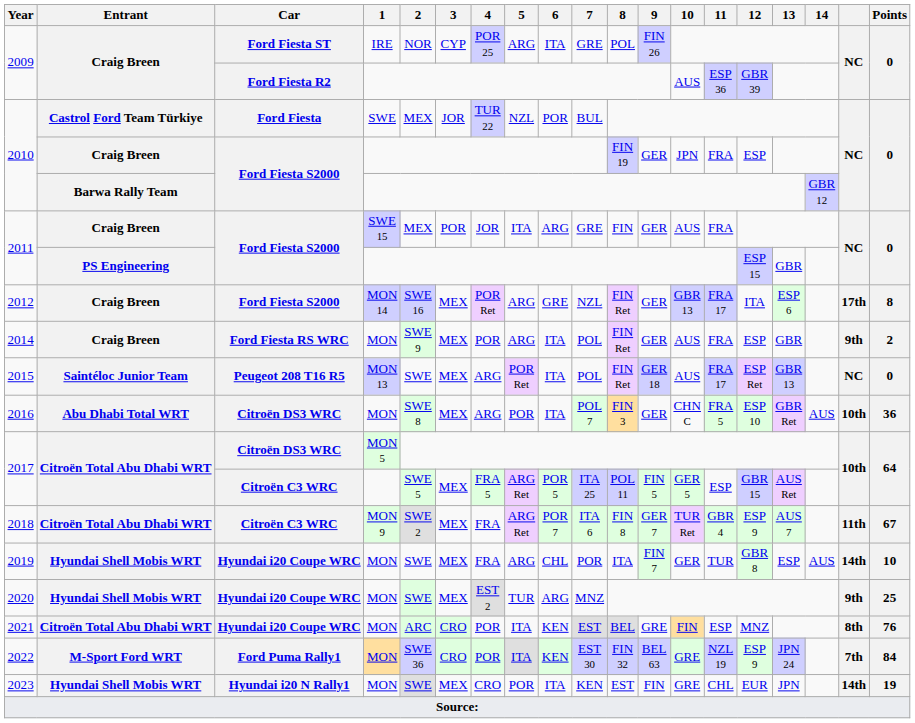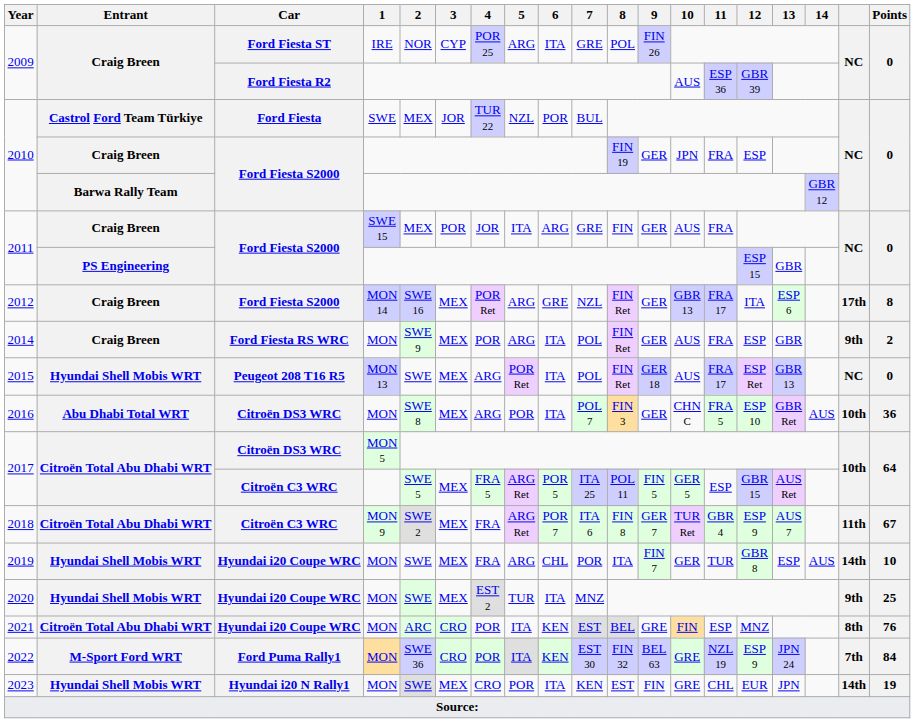(126, 376) Saintéloc Junior Team -> (126, 376) Hyundai Shell Mobis WRT
(555, 597) ARG -> (555, 597) ITA
